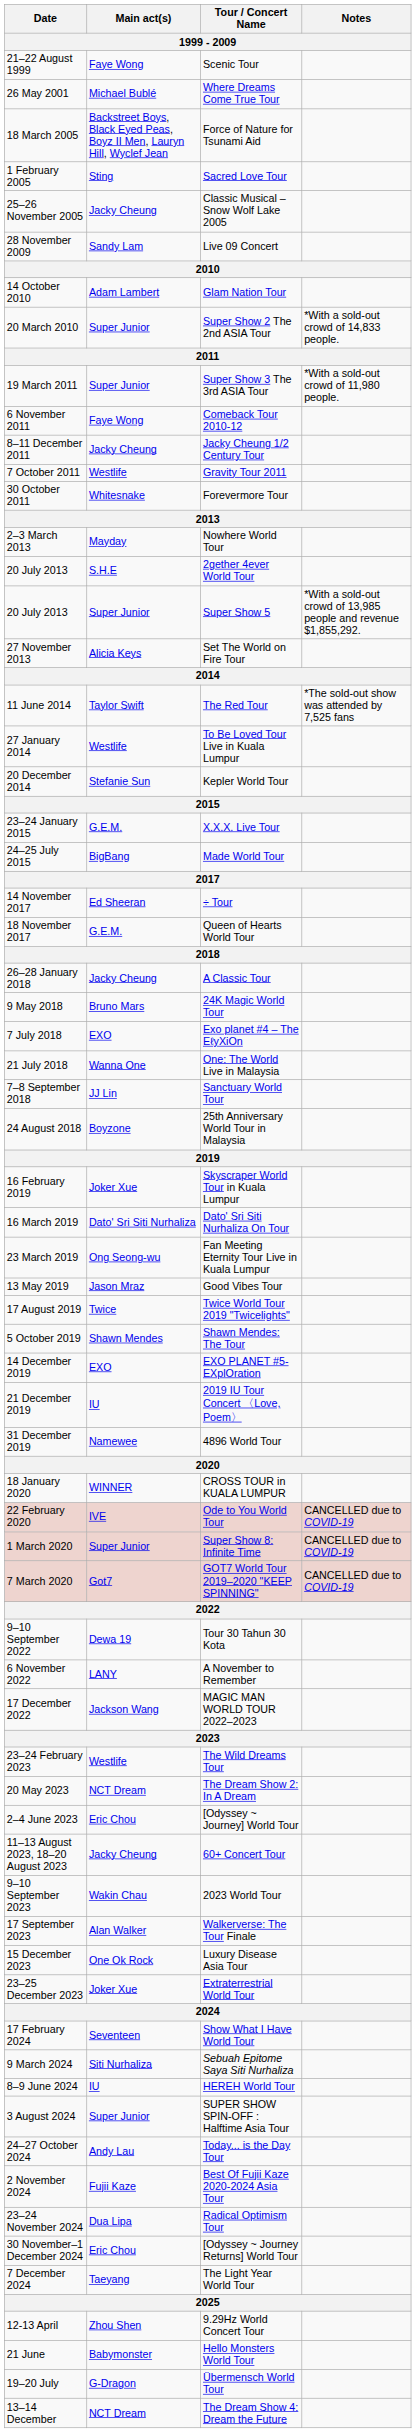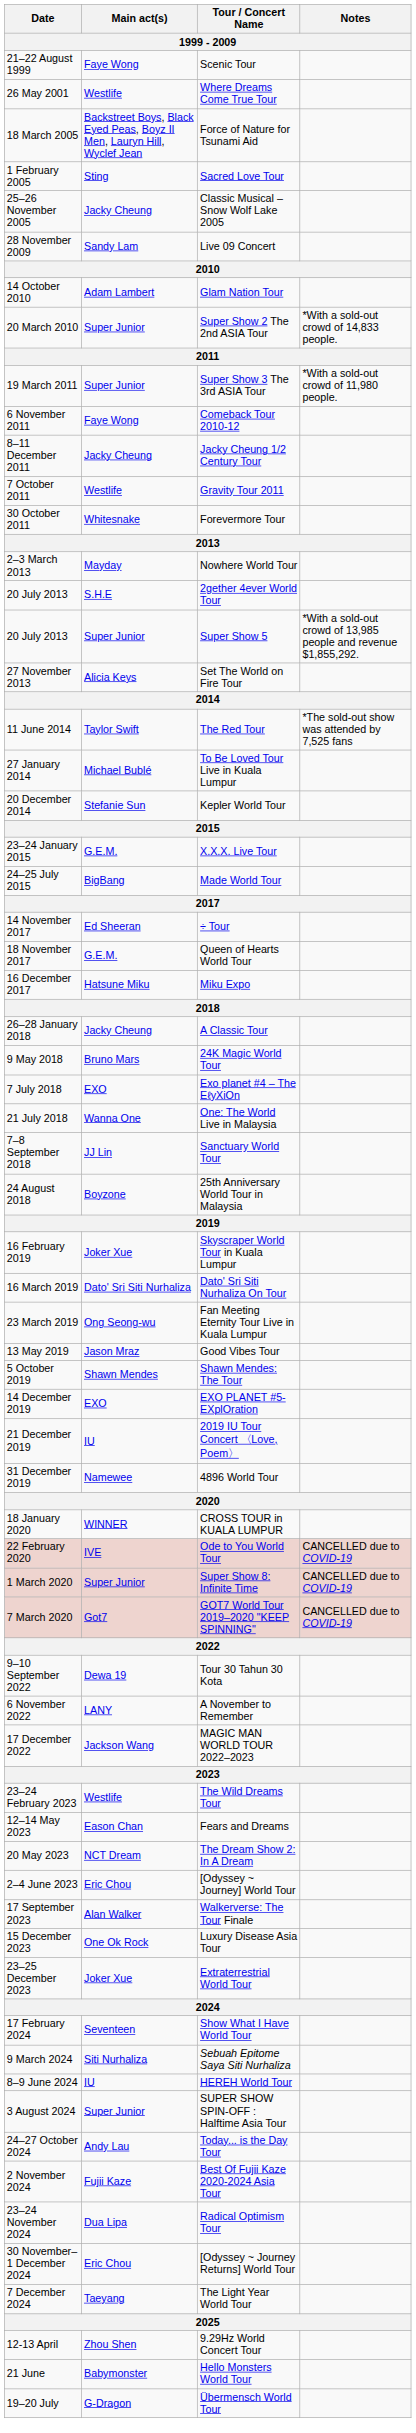(123, 94) Michael Bublé -> (103, 94) Westlife
(108, 746) Westlife -> (118, 770) Michael Bublé
+ row: (225, 985)
- row: (246, 1309)
+ row: (244, 1827)
- row: (244, 1854)
- row: (242, 1896)
- row: (251, 2413)
